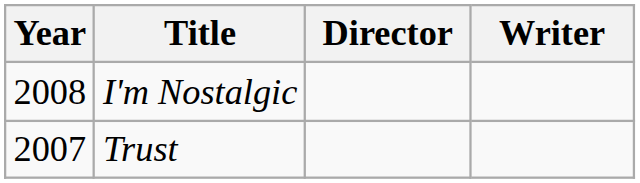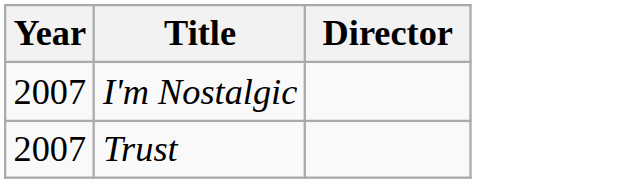- column: (552, 33)
(50, 90) 2008 -> (50, 90) 2007
